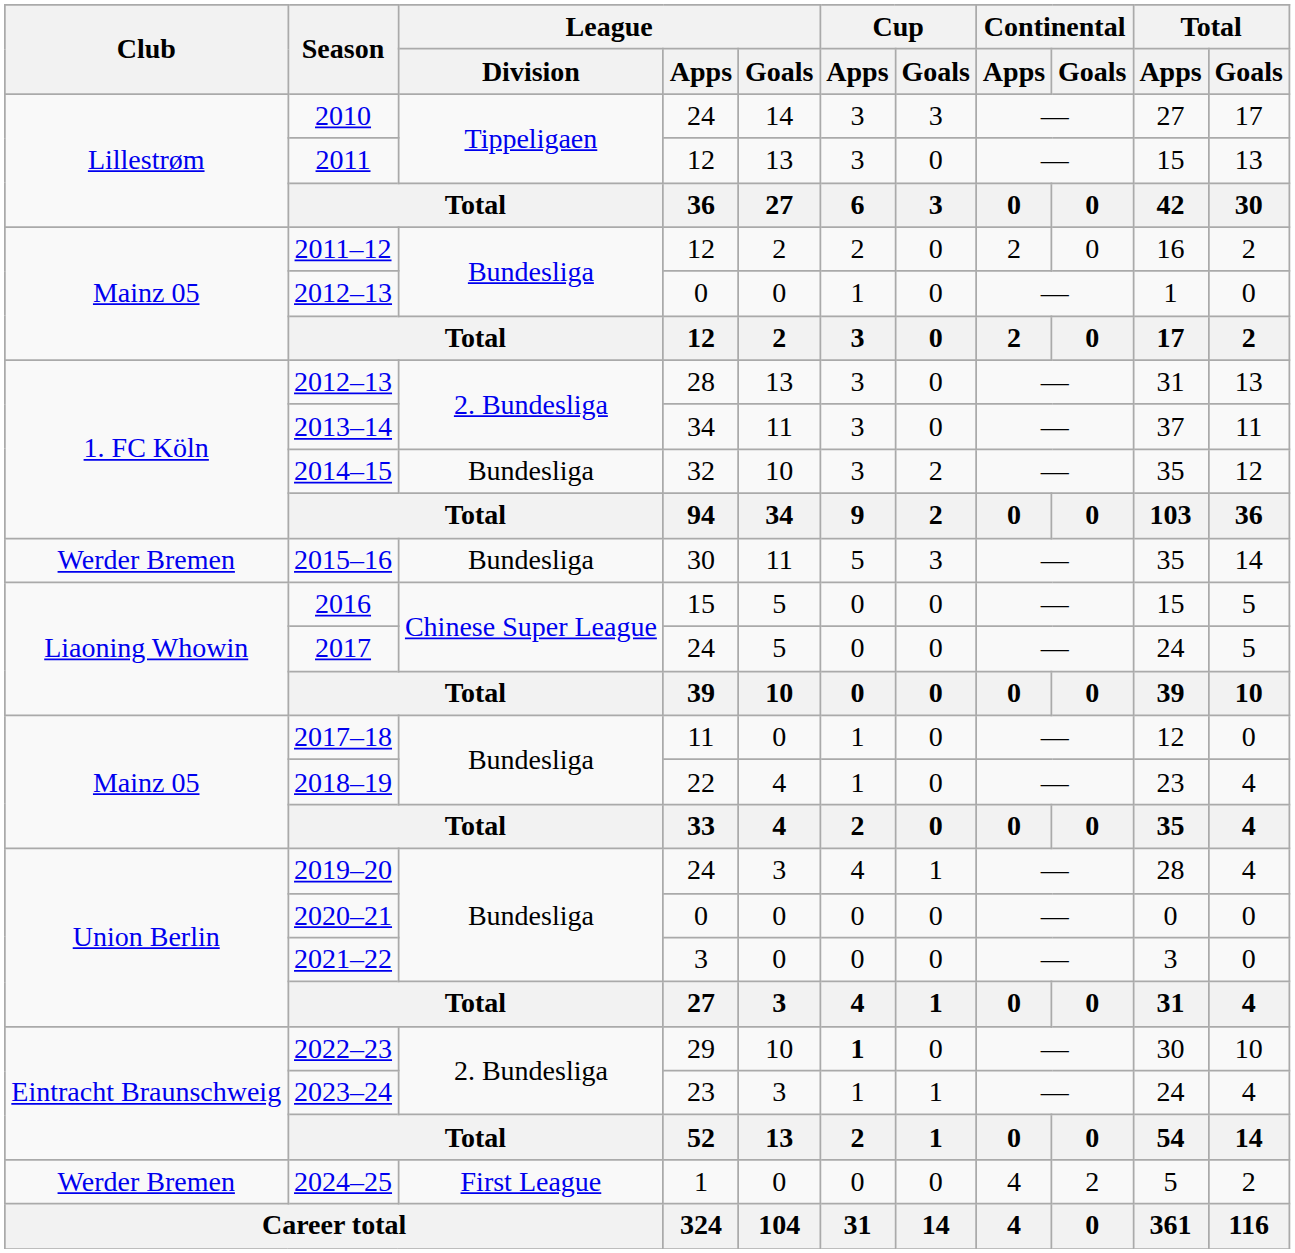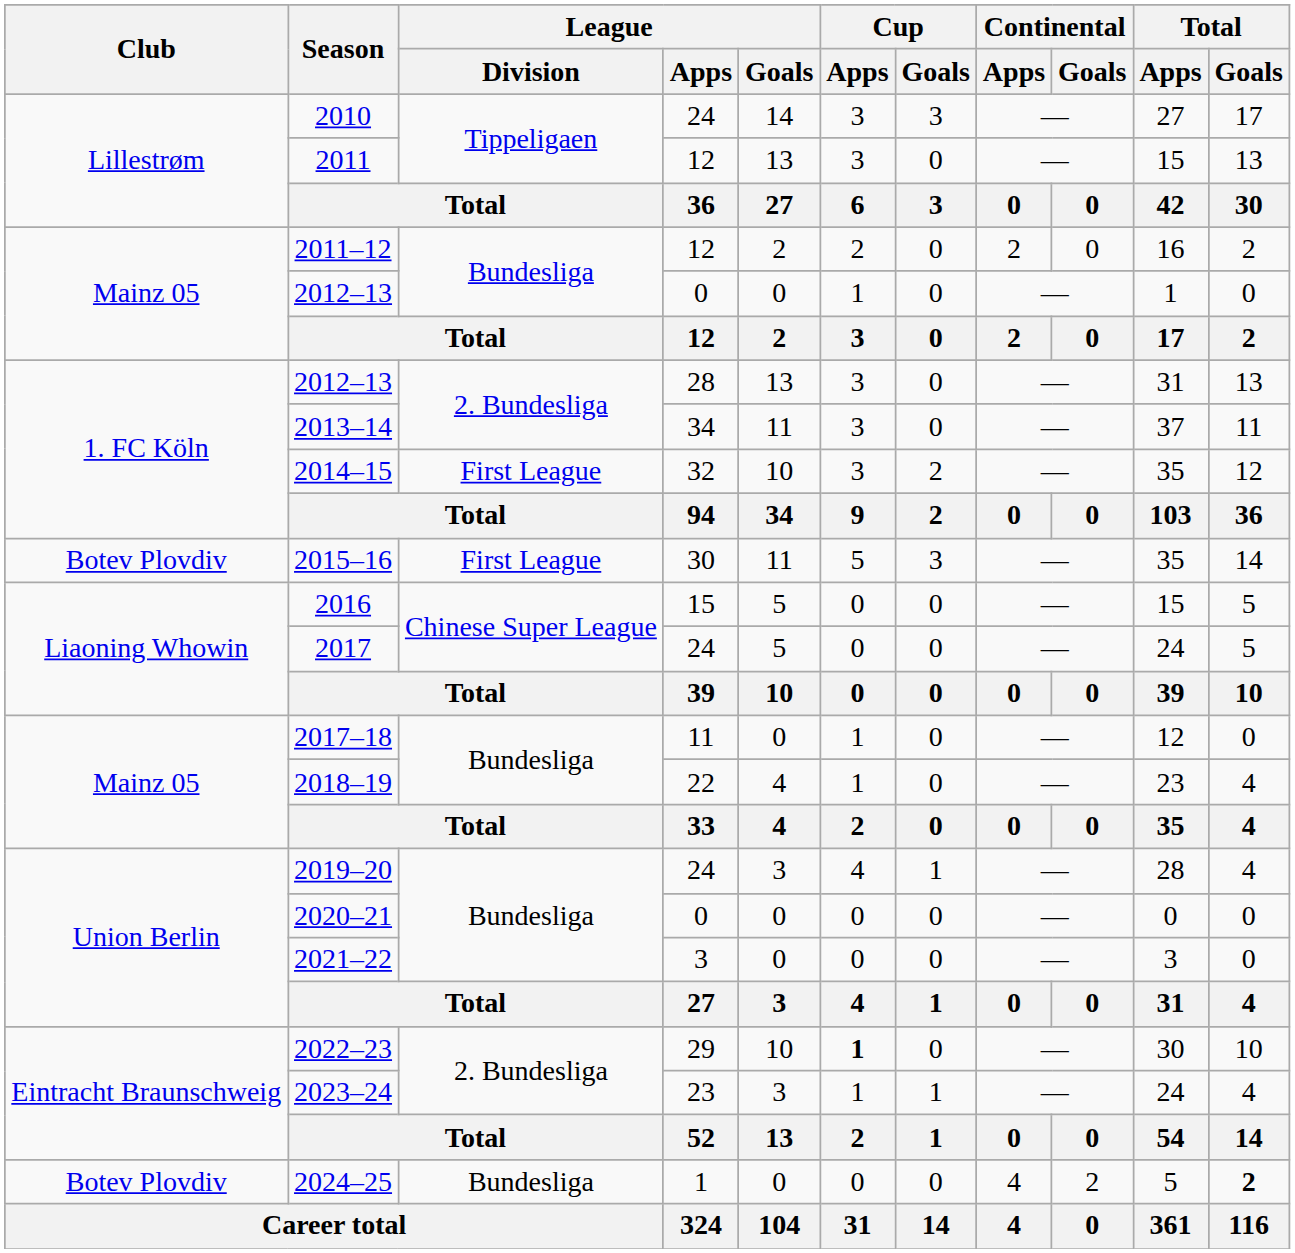(531, 470) Bundesliga -> (531, 470) First League
(146, 559) Werder Bremen -> (146, 559) Botev Plovdiv
(531, 559) Bundesliga -> (531, 559) First League
(146, 1181) Werder Bremen -> (146, 1181) Botev Plovdiv
(531, 1181) First League -> (531, 1181) Bundesliga
(1249, 1181) normal -> (1249, 1181) bold
